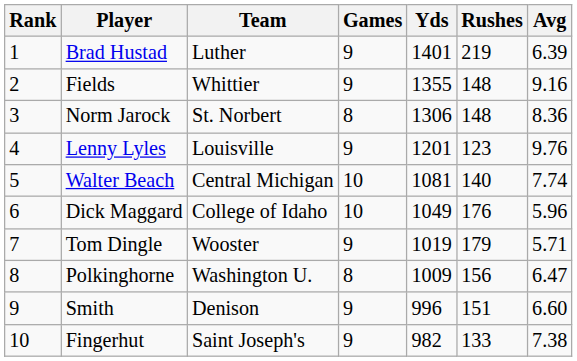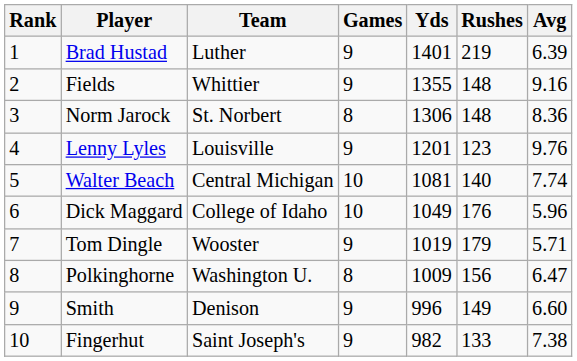(476, 308) 151 -> (476, 308) 149
